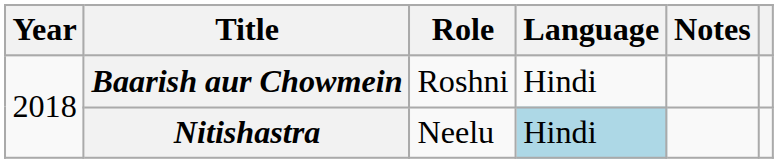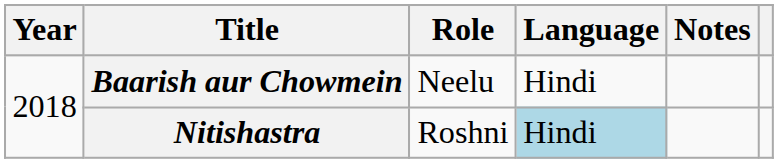(463, 81) Roshni -> (456, 81) Neelu
(456, 132) Neelu -> (463, 132) Roshni
